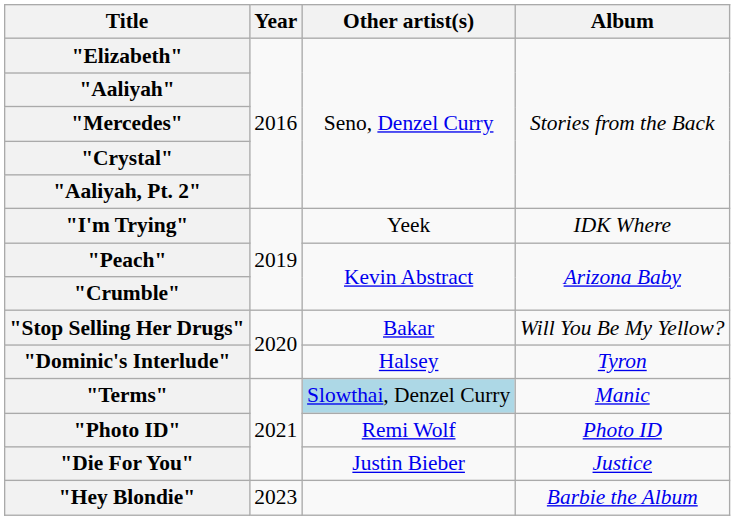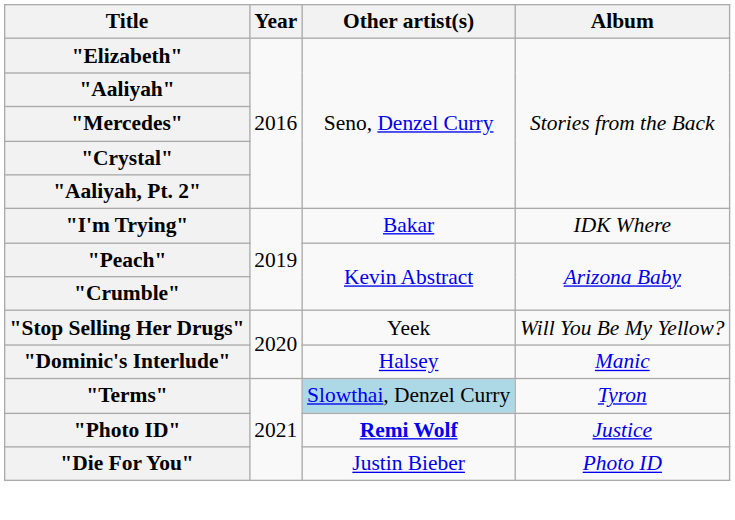(409, 225) Yeek -> (409, 225) Bakar
(409, 327) Bakar -> (409, 327) Yeek
(622, 361) Tyron -> (622, 361) Manic
(622, 395) Manic -> (622, 395) Tyron
(409, 429) normal -> (409, 429) bold
(622, 429) Photo ID -> (622, 429) Justice
(622, 463) Justice -> (622, 463) Photo ID
- row: (127, 497)
